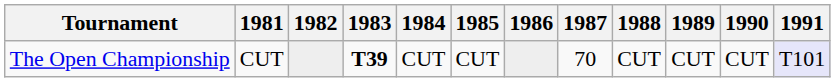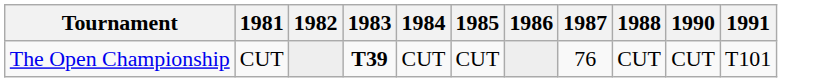- column: (693, 22)
(585, 58) 70 -> (585, 58) 76
(802, 58) lavender background -> (748, 58) no background
